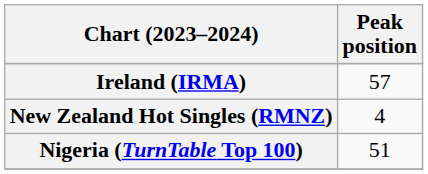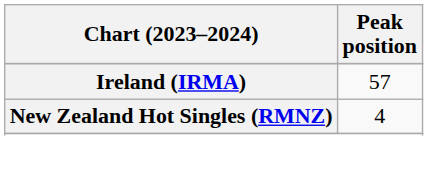- row: (171, 150)
